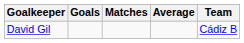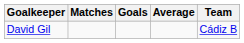columns swapped: (85, 13) <-> (126, 13)
